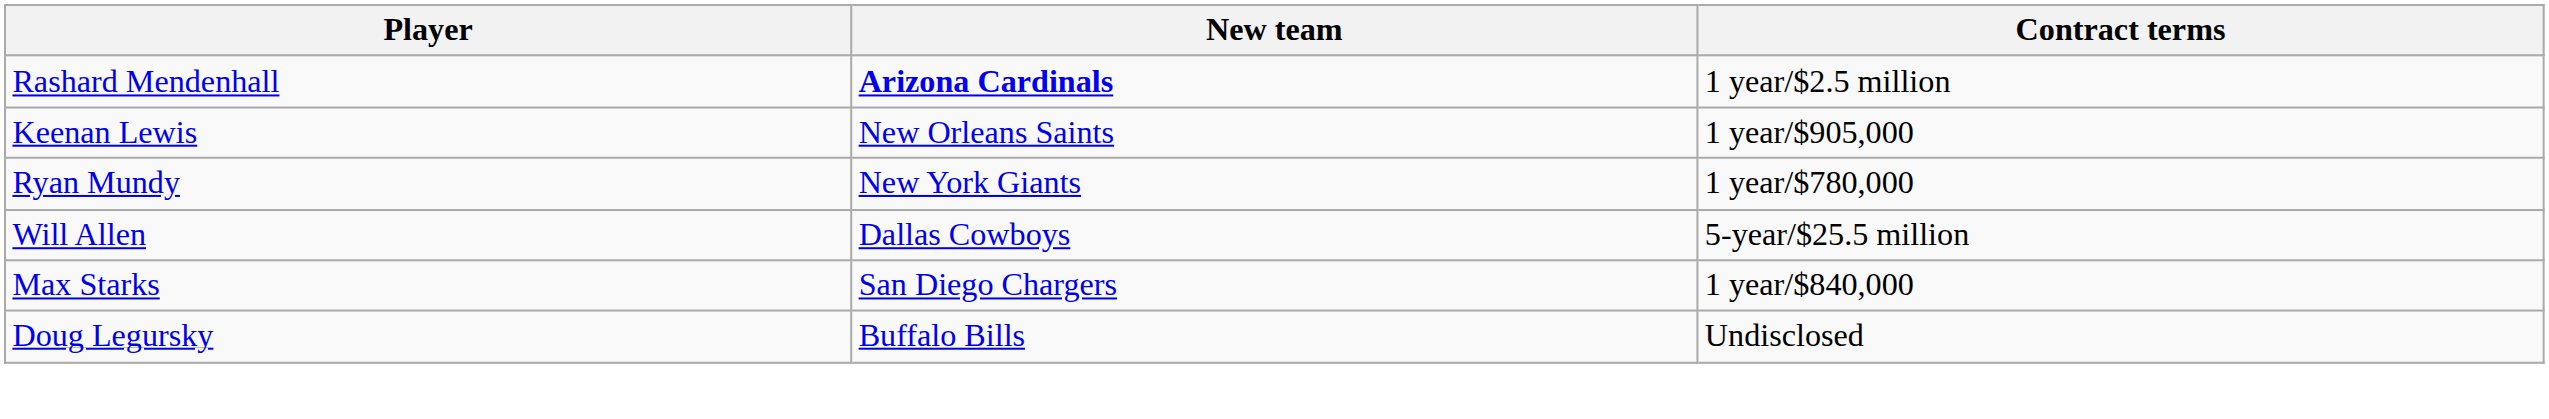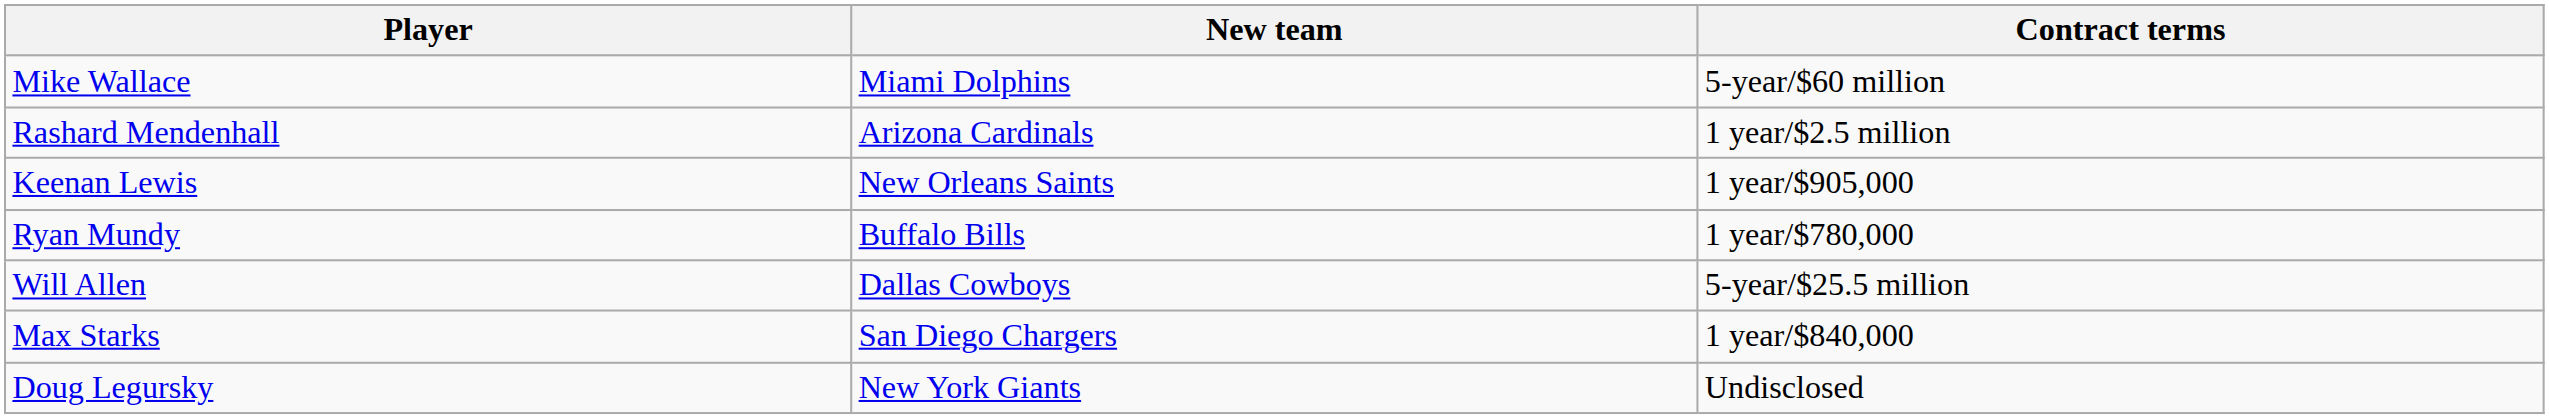+ row: (101, 81)
(986, 81) bold -> (976, 132) normal
(970, 183) New York Giants -> (942, 234) Buffalo Bills
(942, 336) Buffalo Bills -> (970, 387) New York Giants
